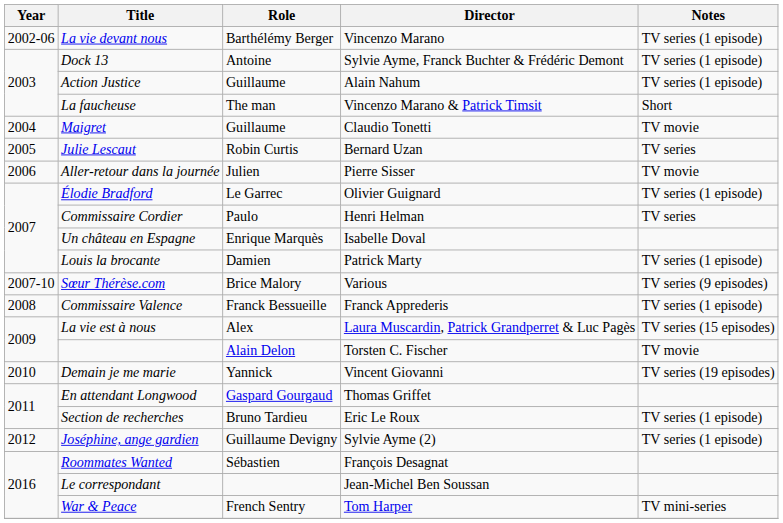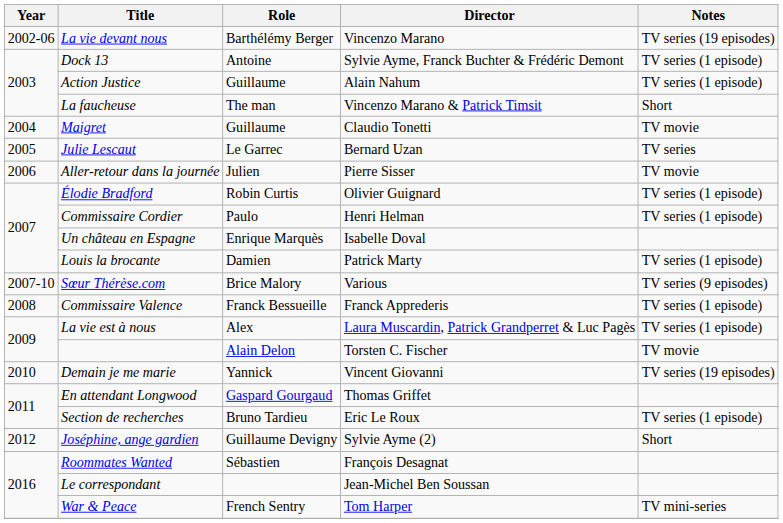(702, 37) TV series (1 episode) -> (708, 37) TV series (19 episodes)
(262, 149) Robin Curtis -> (254, 149) Le Garrec
(254, 194) Le Garrec -> (262, 194) Robin Curtis
(669, 216) TV series -> (702, 216) TV series (1 episode)
(708, 328) TV series (15 episodes) -> (702, 328) TV series (1 episode)
(702, 439) TV series (1 episode) -> (657, 439) Short
